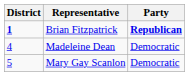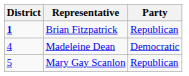(156, 29) bold -> (154, 29) normal
(155, 63) Democratic -> (154, 63) Republican
